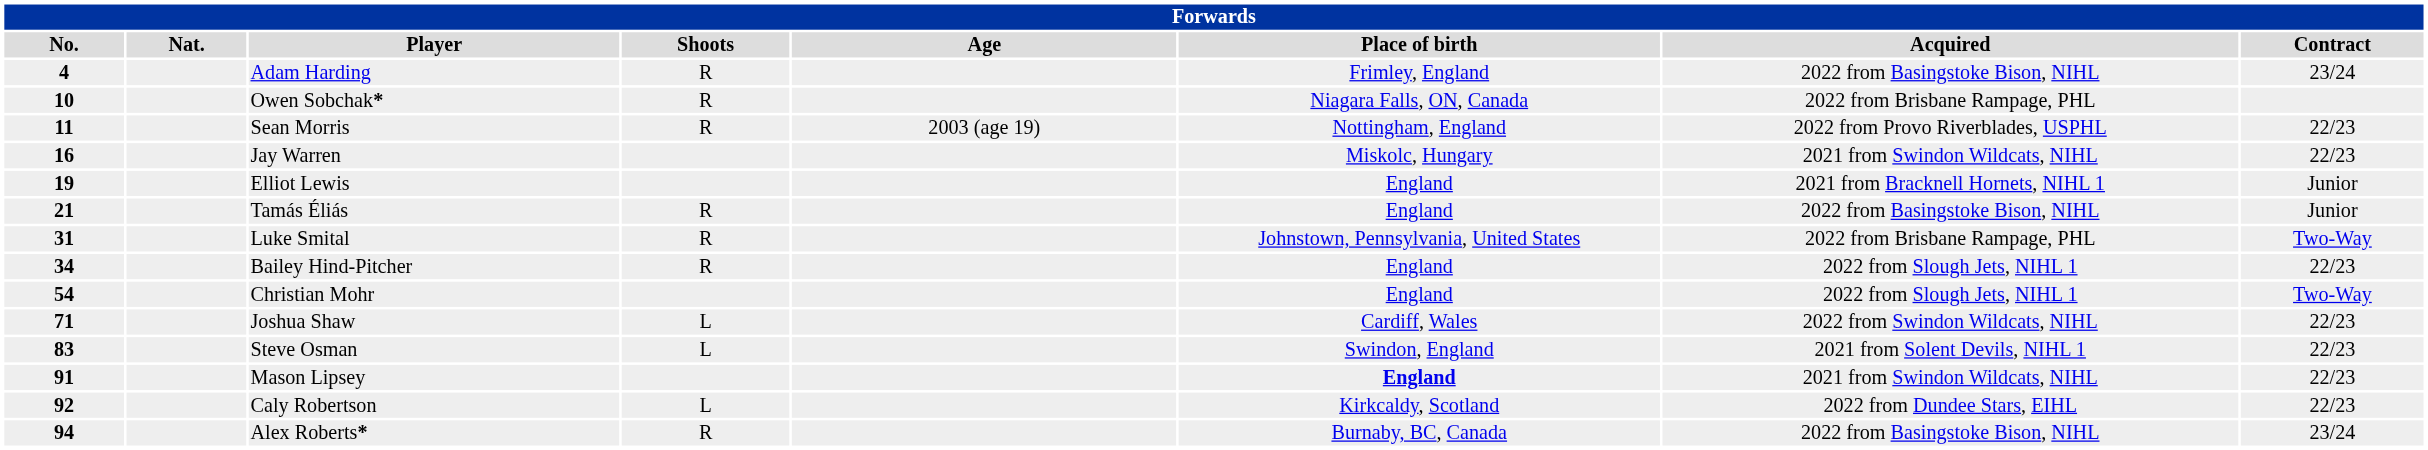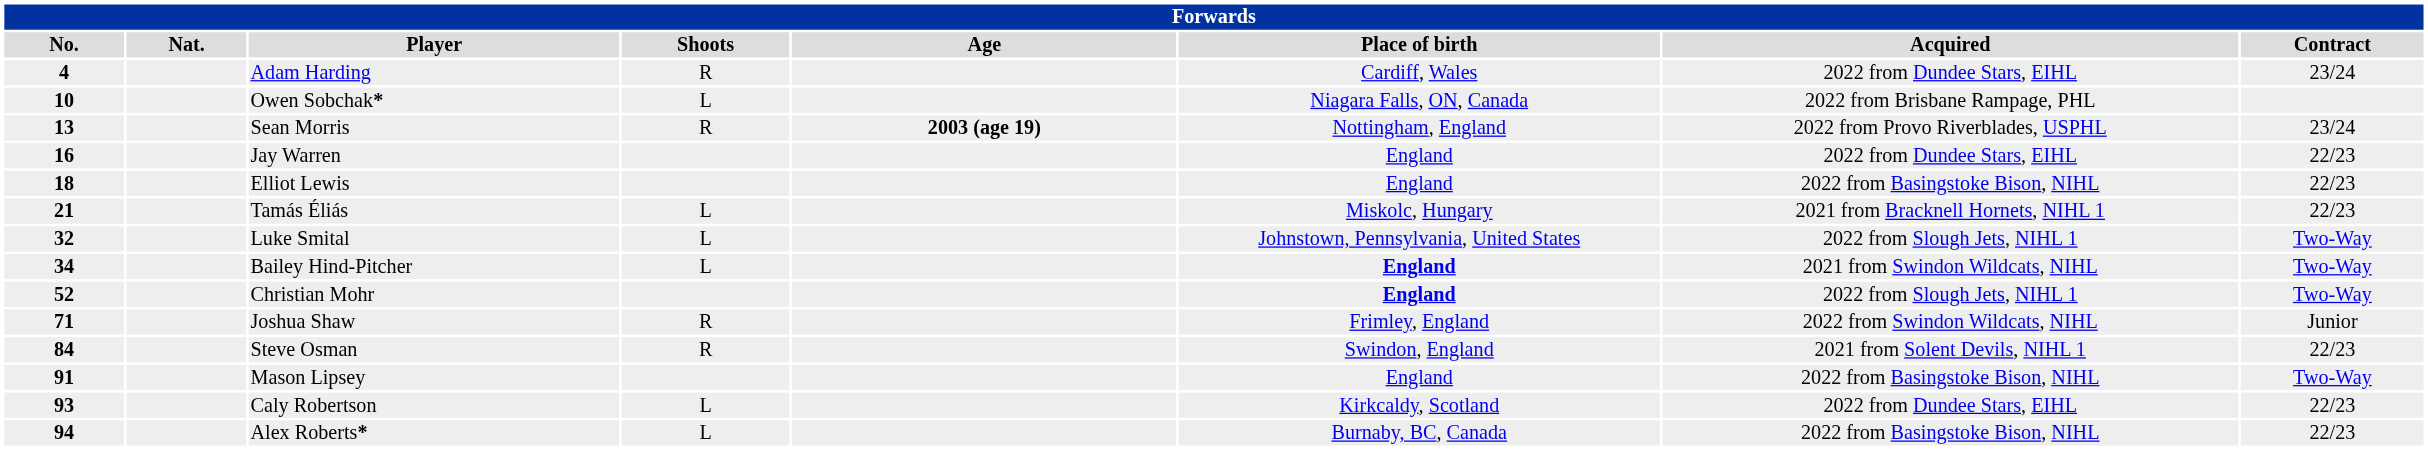(1419, 72) Frimley, England -> (1419, 72) Cardiff, Wales
(1950, 72) 2022 from Basingstoke Bison, NIHL -> (1950, 72) 2022 from Dundee Stars, EIHL
(706, 100) R -> (706, 100) L
(64, 127) 11 -> (64, 127) 13
(984, 127) normal -> (984, 127) bold
(2332, 127) 22/23 -> (2332, 127) 23/24
(1419, 155) Miskolc, Hungary -> (1419, 155) England
(1950, 155) 2021 from Swindon Wildcats, NIHL -> (1950, 155) 2022 from Dundee Stars, EIHL
(64, 183) 19 -> (64, 183) 18
(1950, 183) 2021 from Bracknell Hornets, NIHL 1 -> (1950, 183) 2022 from Basingstoke Bison, NIHL
(2332, 183) Junior -> (2332, 183) 22/23
(706, 211) R -> (706, 211) L
(1419, 211) England -> (1419, 211) Miskolc, Hungary
(1950, 211) 2022 from Basingstoke Bison, NIHL -> (1950, 211) 2021 from Bracknell Hornets, NIHL 1
(2332, 211) Junior -> (2332, 211) 22/23
(64, 238) 31 -> (64, 238) 32
(706, 238) R -> (706, 238) L
(1950, 238) 2022 from Brisbane Rampage, PHL -> (1950, 238) 2022 from Slough Jets, NIHL 1
(706, 266) R -> (706, 266) L
(1419, 266) normal -> (1419, 266) bold
(1950, 266) 2022 from Slough Jets, NIHL 1 -> (1950, 266) 2021 from Swindon Wildcats, NIHL
(2332, 266) 22/23 -> (2332, 266) Two-Way
(64, 294) 54 -> (64, 294) 52
(1419, 294) normal -> (1419, 294) bold
(706, 321) L -> (706, 321) R
(1419, 321) Cardiff, Wales -> (1419, 321) Frimley, England
(2332, 321) 22/23 -> (2332, 321) Junior
(64, 349) 83 -> (64, 349) 84
(706, 349) L -> (706, 349) R
(1419, 377) bold -> (1419, 377) normal
(1950, 377) 2021 from Swindon Wildcats, NIHL -> (1950, 377) 2022 from Basingstoke Bison, NIHL
(2332, 377) 22/23 -> (2332, 377) Two-Way
(64, 405) 92 -> (64, 405) 93
(706, 432) R -> (706, 432) L
(2332, 432) 23/24 -> (2332, 432) 22/23
